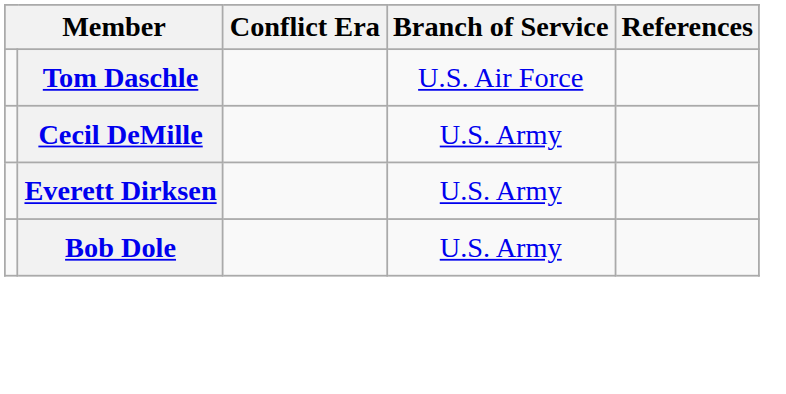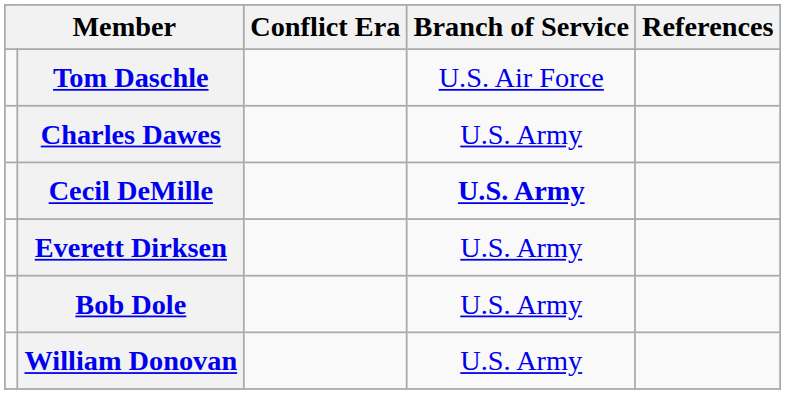+ row: (131, 134)
(501, 134) normal -> (521, 191) bold
+ row: (131, 360)
